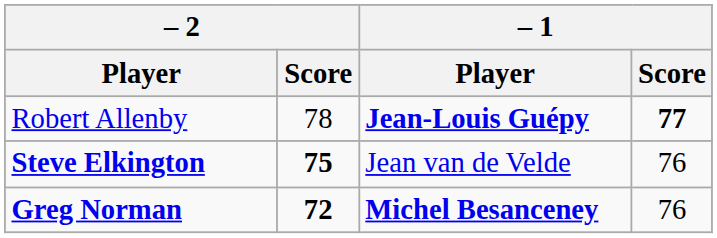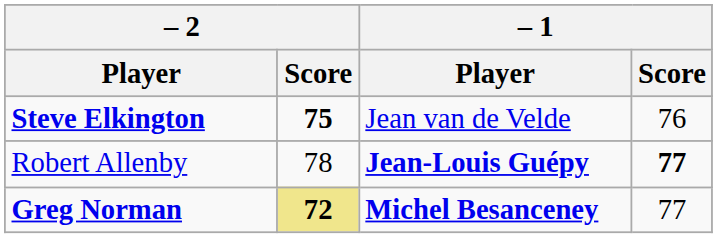rows swapped: (108, 163) <-> (99, 118)
(318, 208) no background -> (318, 208) khaki background
(672, 208) 76 -> (672, 208) 77
